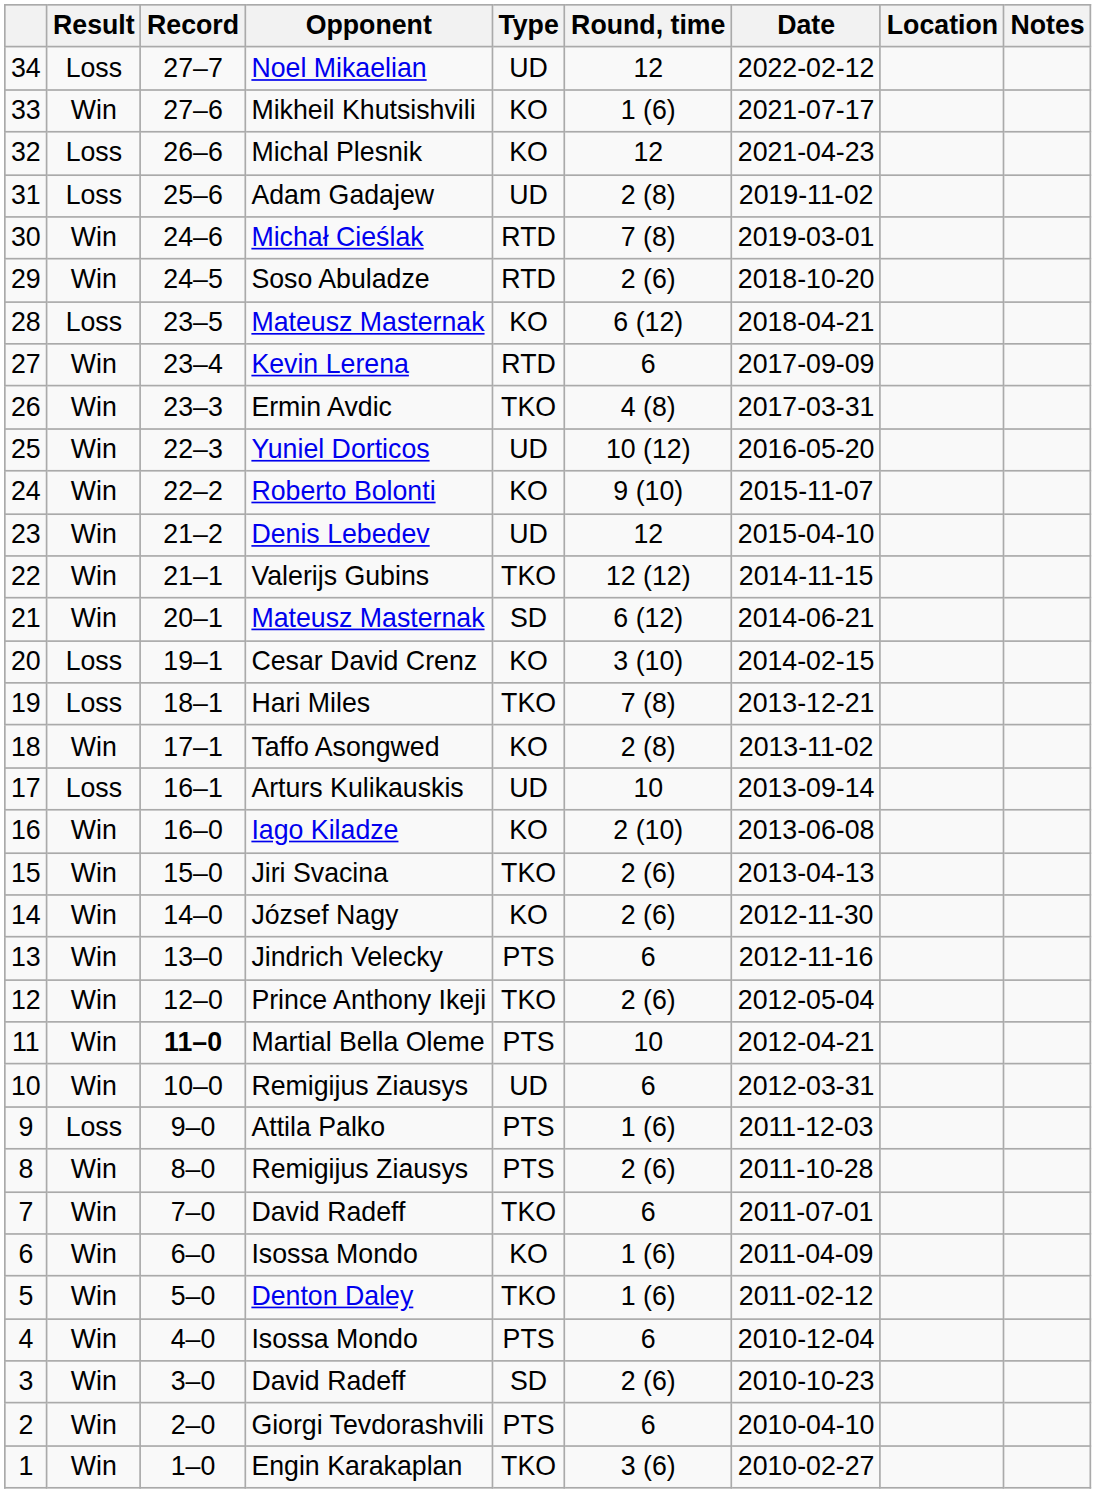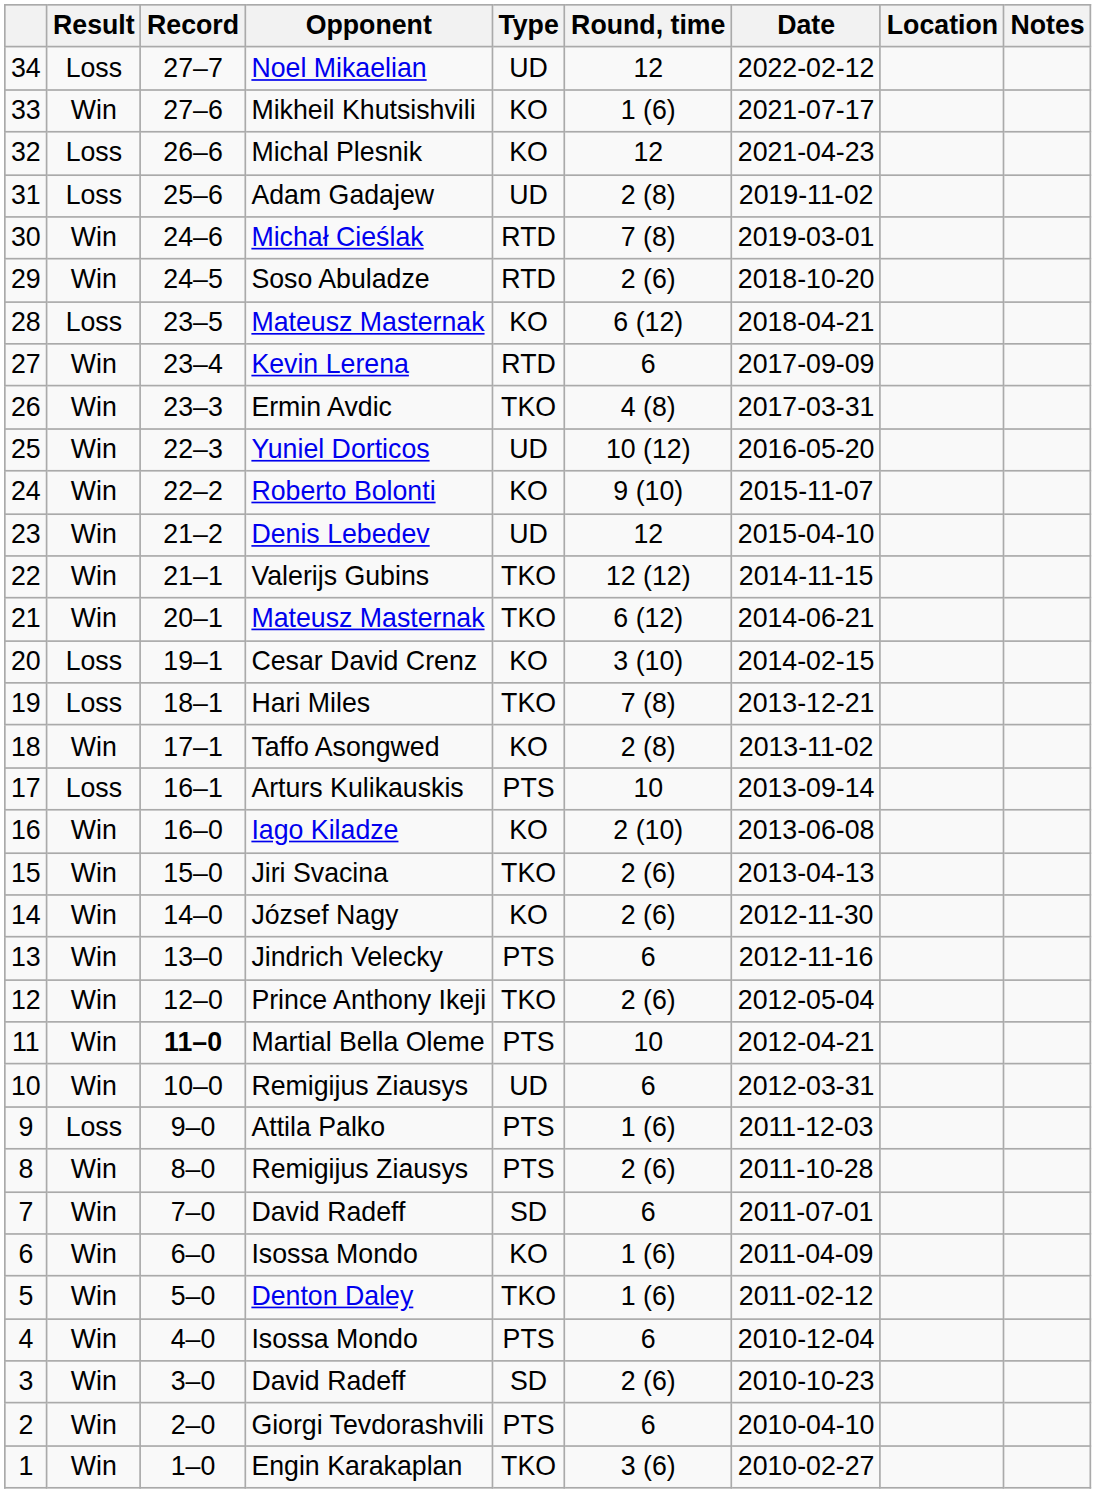(529, 618) SD -> (529, 618) TKO
(529, 788) UD -> (529, 788) PTS
(529, 1212) TKO -> (529, 1212) SD
